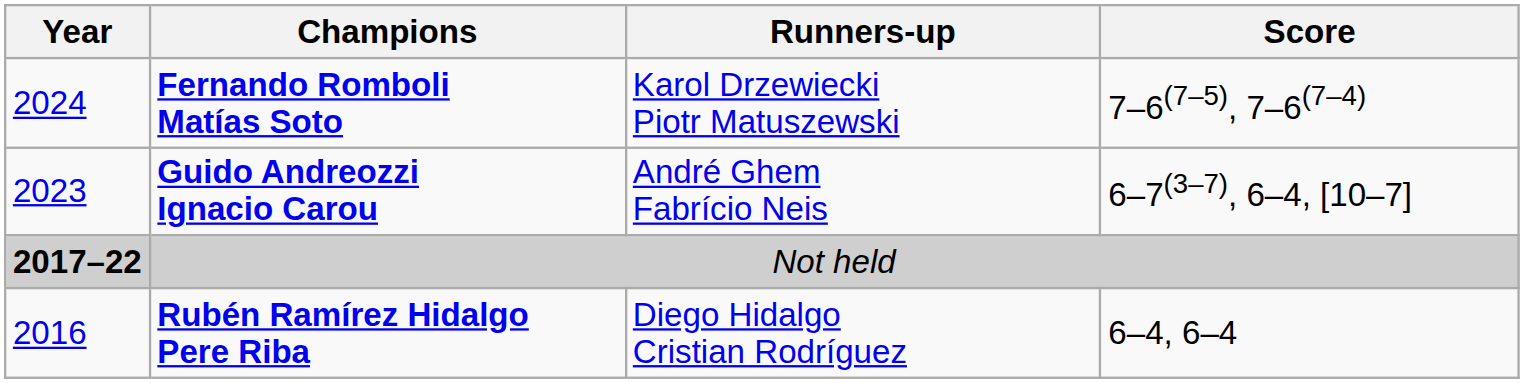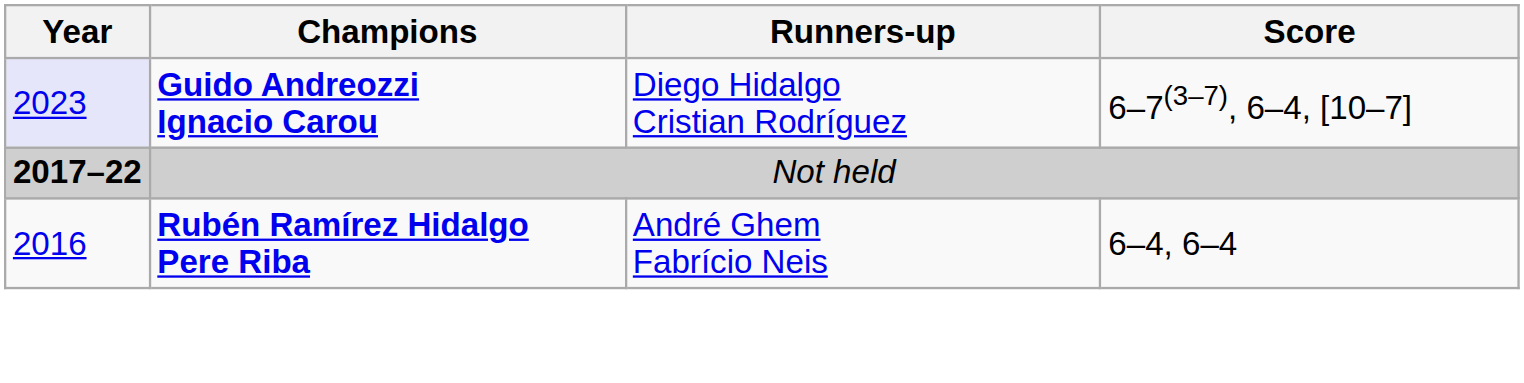- row: (304, 102)
(50, 192) no background -> (50, 102) lavender background
(730, 192) André Ghem Fabrício Neis -> (770, 102) Diego Hidalgo Cristian Rodríguez
(770, 333) Diego Hidalgo Cristian Rodríguez -> (730, 244) André Ghem Fabrício Neis
